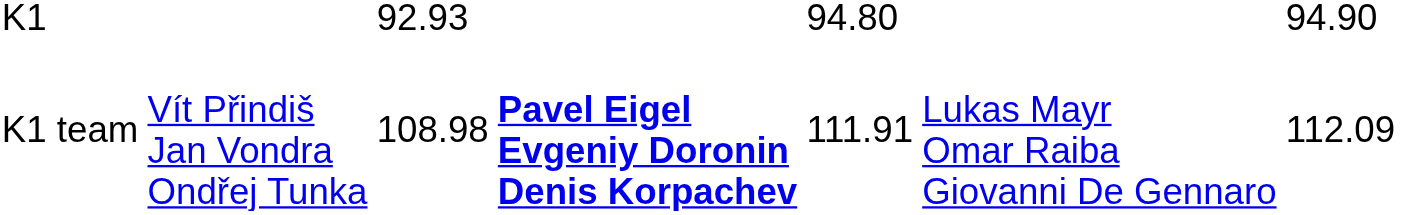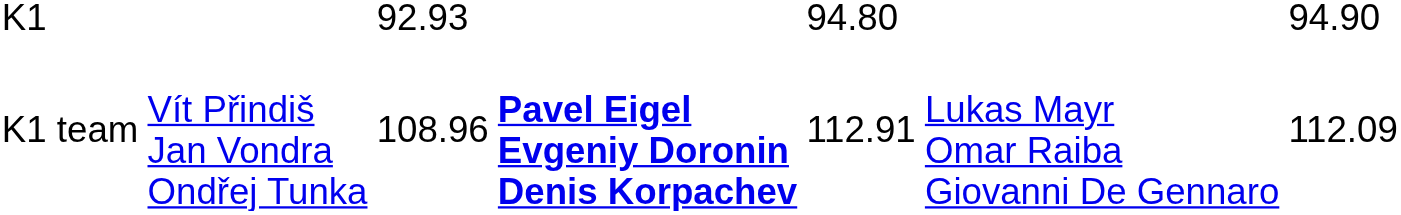(433, 130) 108.98 -> (433, 130) 108.96
(860, 130) 111.91 -> (861, 130) 112.91
